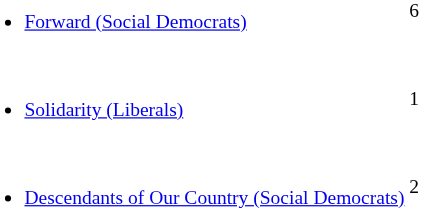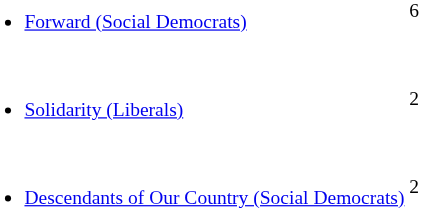(414, 99) 1 -> (414, 99) 2
